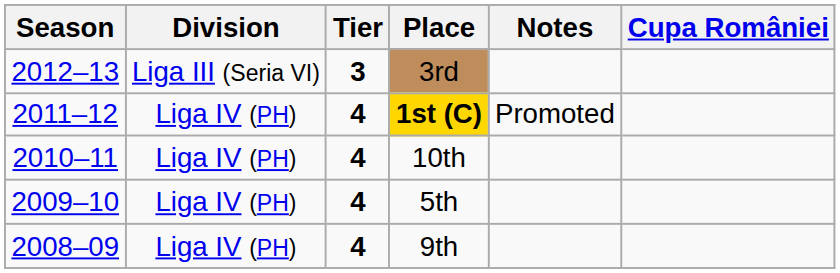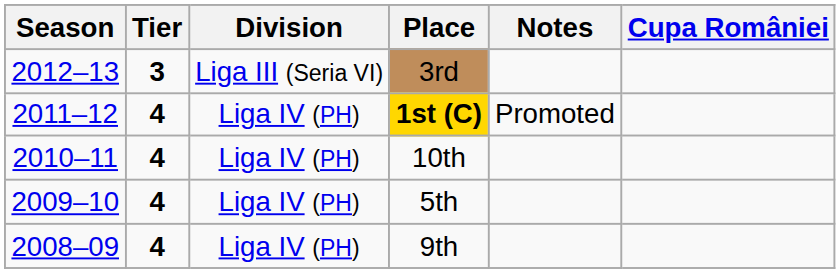columns swapped: (358, 27) <-> (226, 27)
